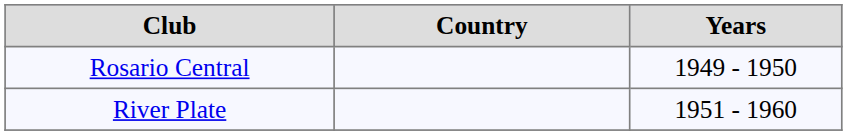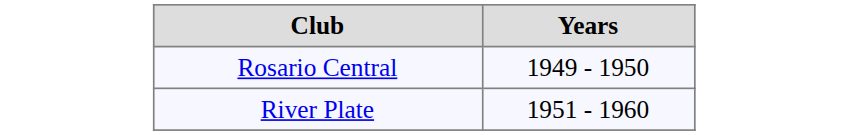- column: (482, 25)
